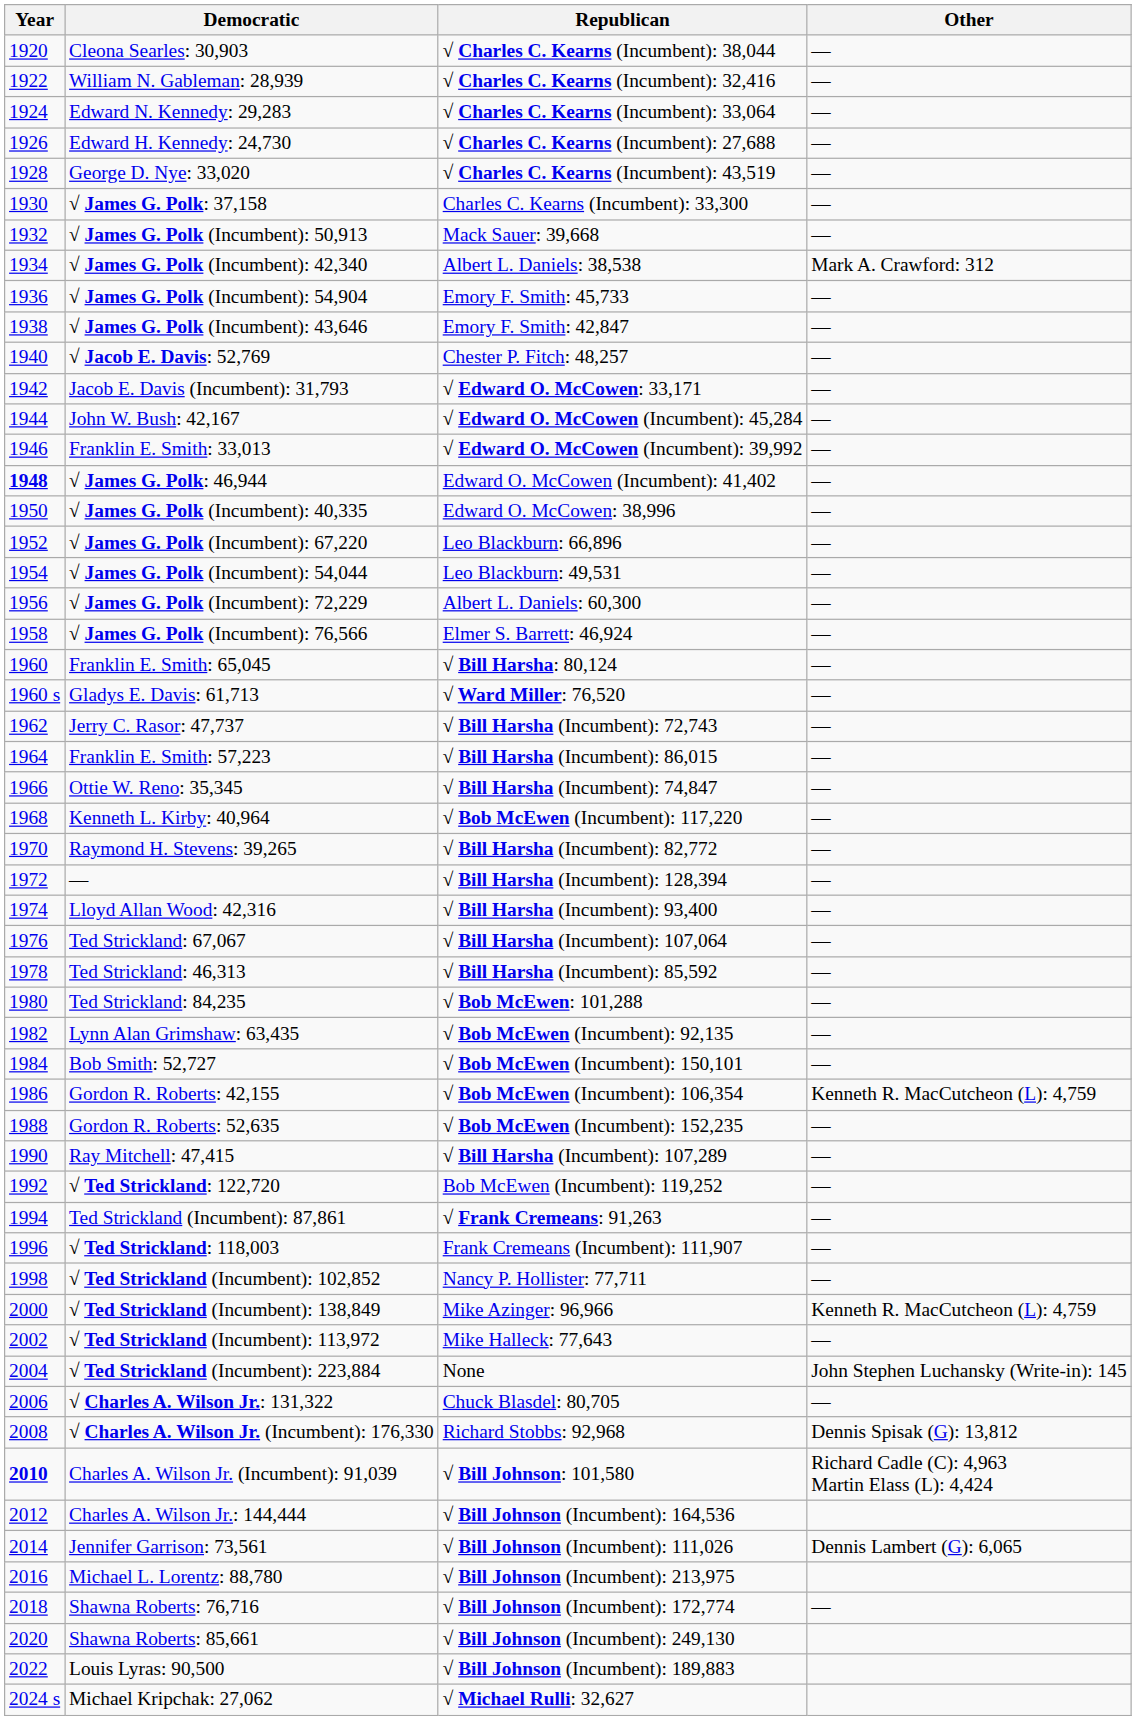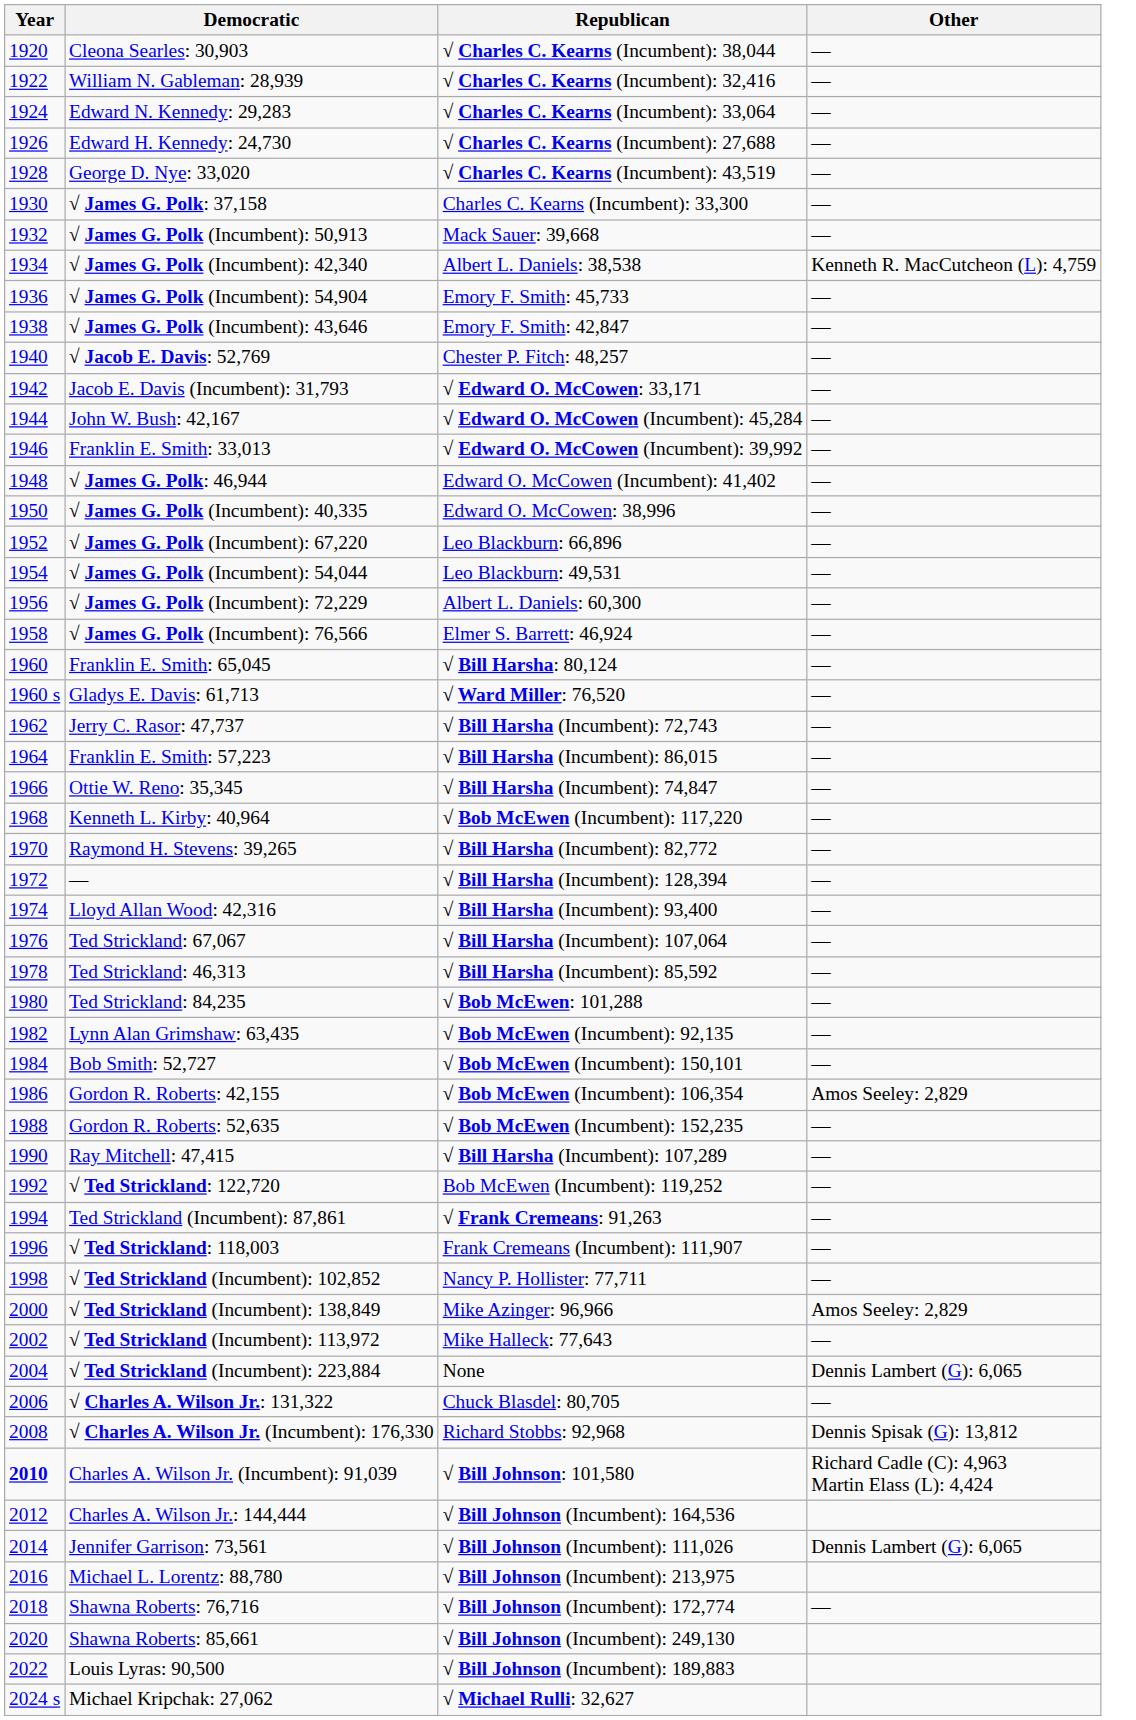(903, 265) Mark A. Crawford: 312 -> (954, 265) Kenneth R. MacCutcheon (L): 4,759
(28, 480) bold -> (28, 480) normal
(954, 1094) Kenneth R. MacCutcheon (L): 4,759 -> (889, 1094) Amos Seeley: 2,829
(954, 1309) Kenneth R. MacCutcheon (L): 4,759 -> (889, 1309) Amos Seeley: 2,829
(969, 1370) John Stephen Luchansky (Write-in): 145 -> (917, 1370) Dennis Lambert (G): 6,065
